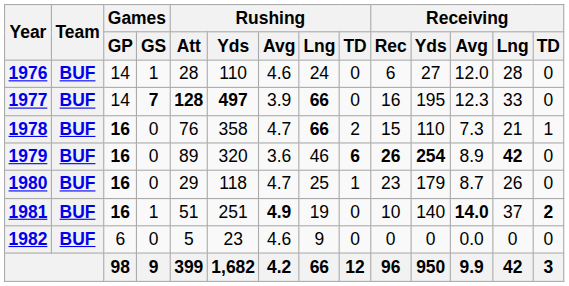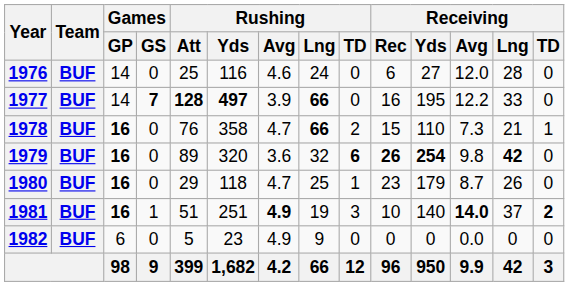(154, 73) 1 -> (154, 73) 0
(189, 73) 28 -> (189, 73) 25
(233, 73) 110 -> (233, 73) 116
(472, 101) 12.3 -> (472, 101) 12.2
(319, 156) 46 -> (319, 156) 32
(472, 156) 8.9 -> (472, 156) 9.8
(355, 211) 0 -> (355, 211) 3
(279, 239) 4.6 -> (279, 239) 4.9
